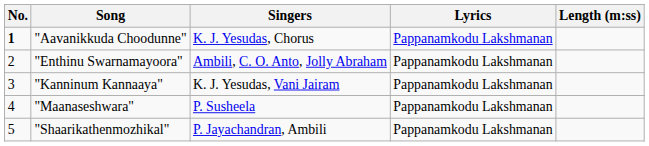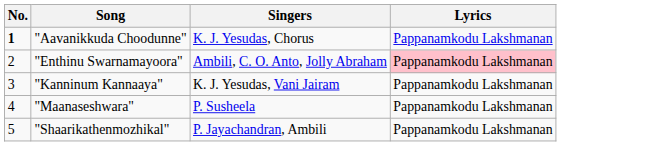- column: (600, 16)
(473, 61) no background -> (473, 61) pink background
